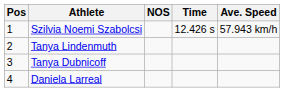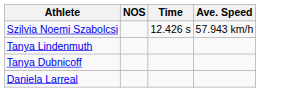- column: (16, 13)
